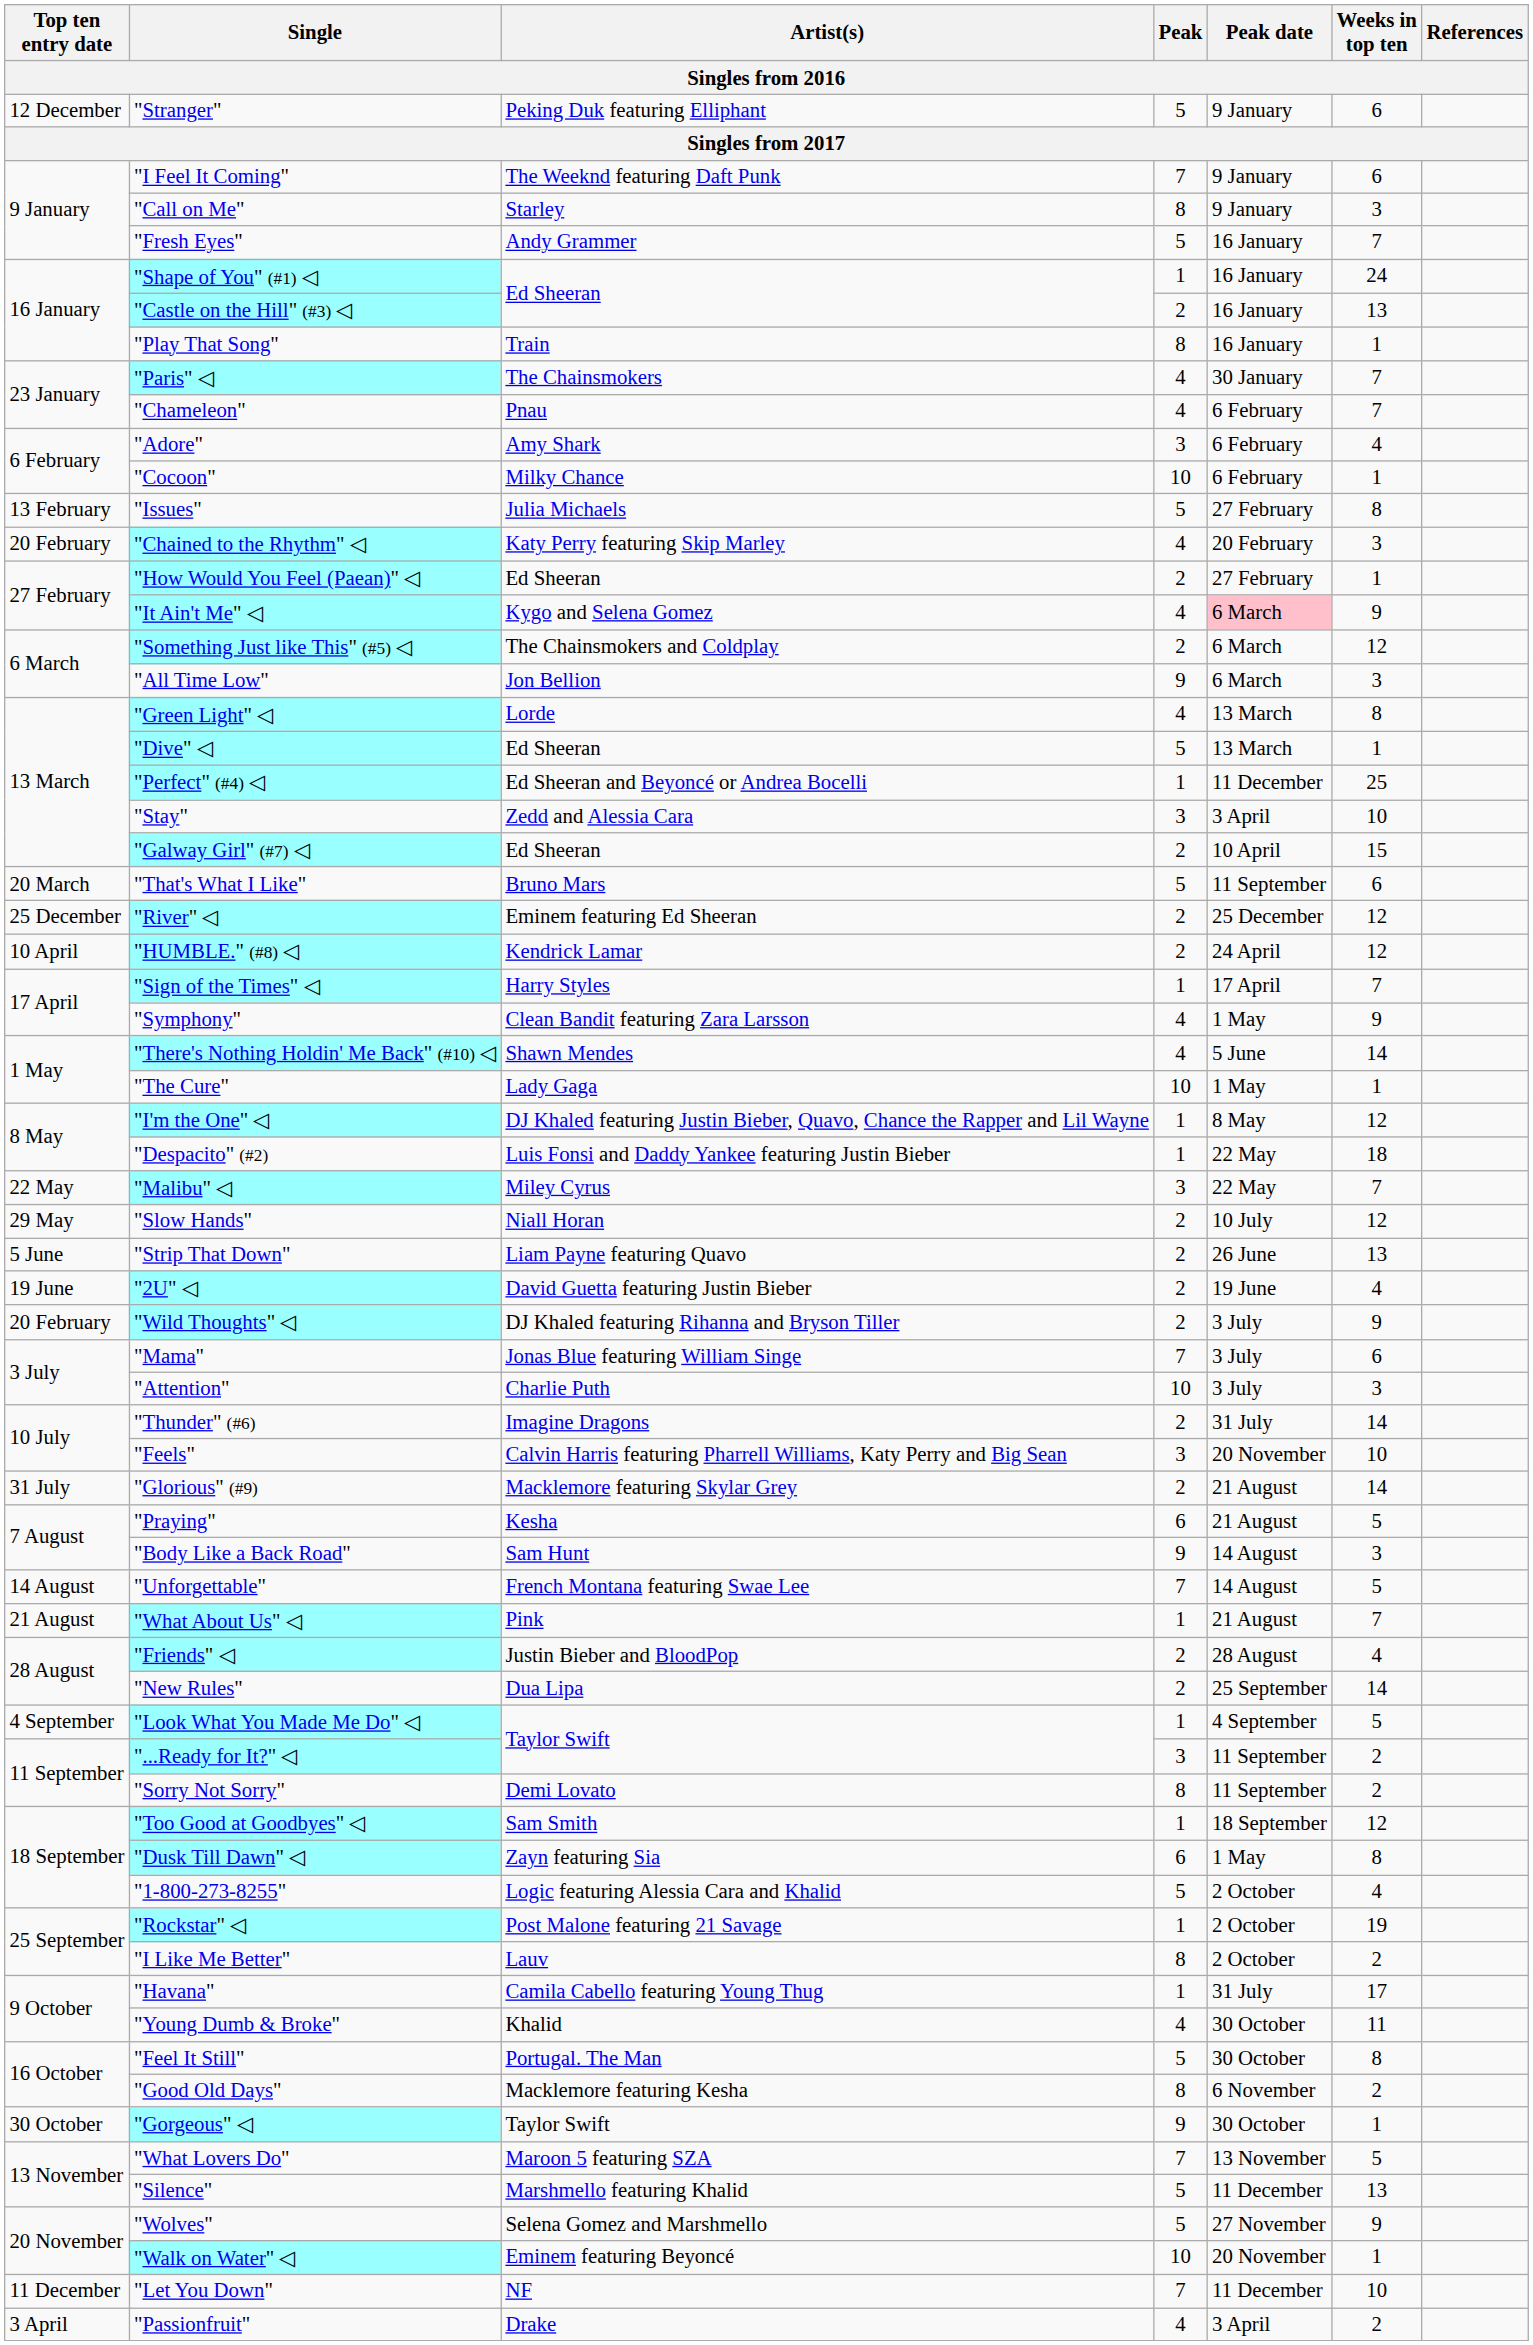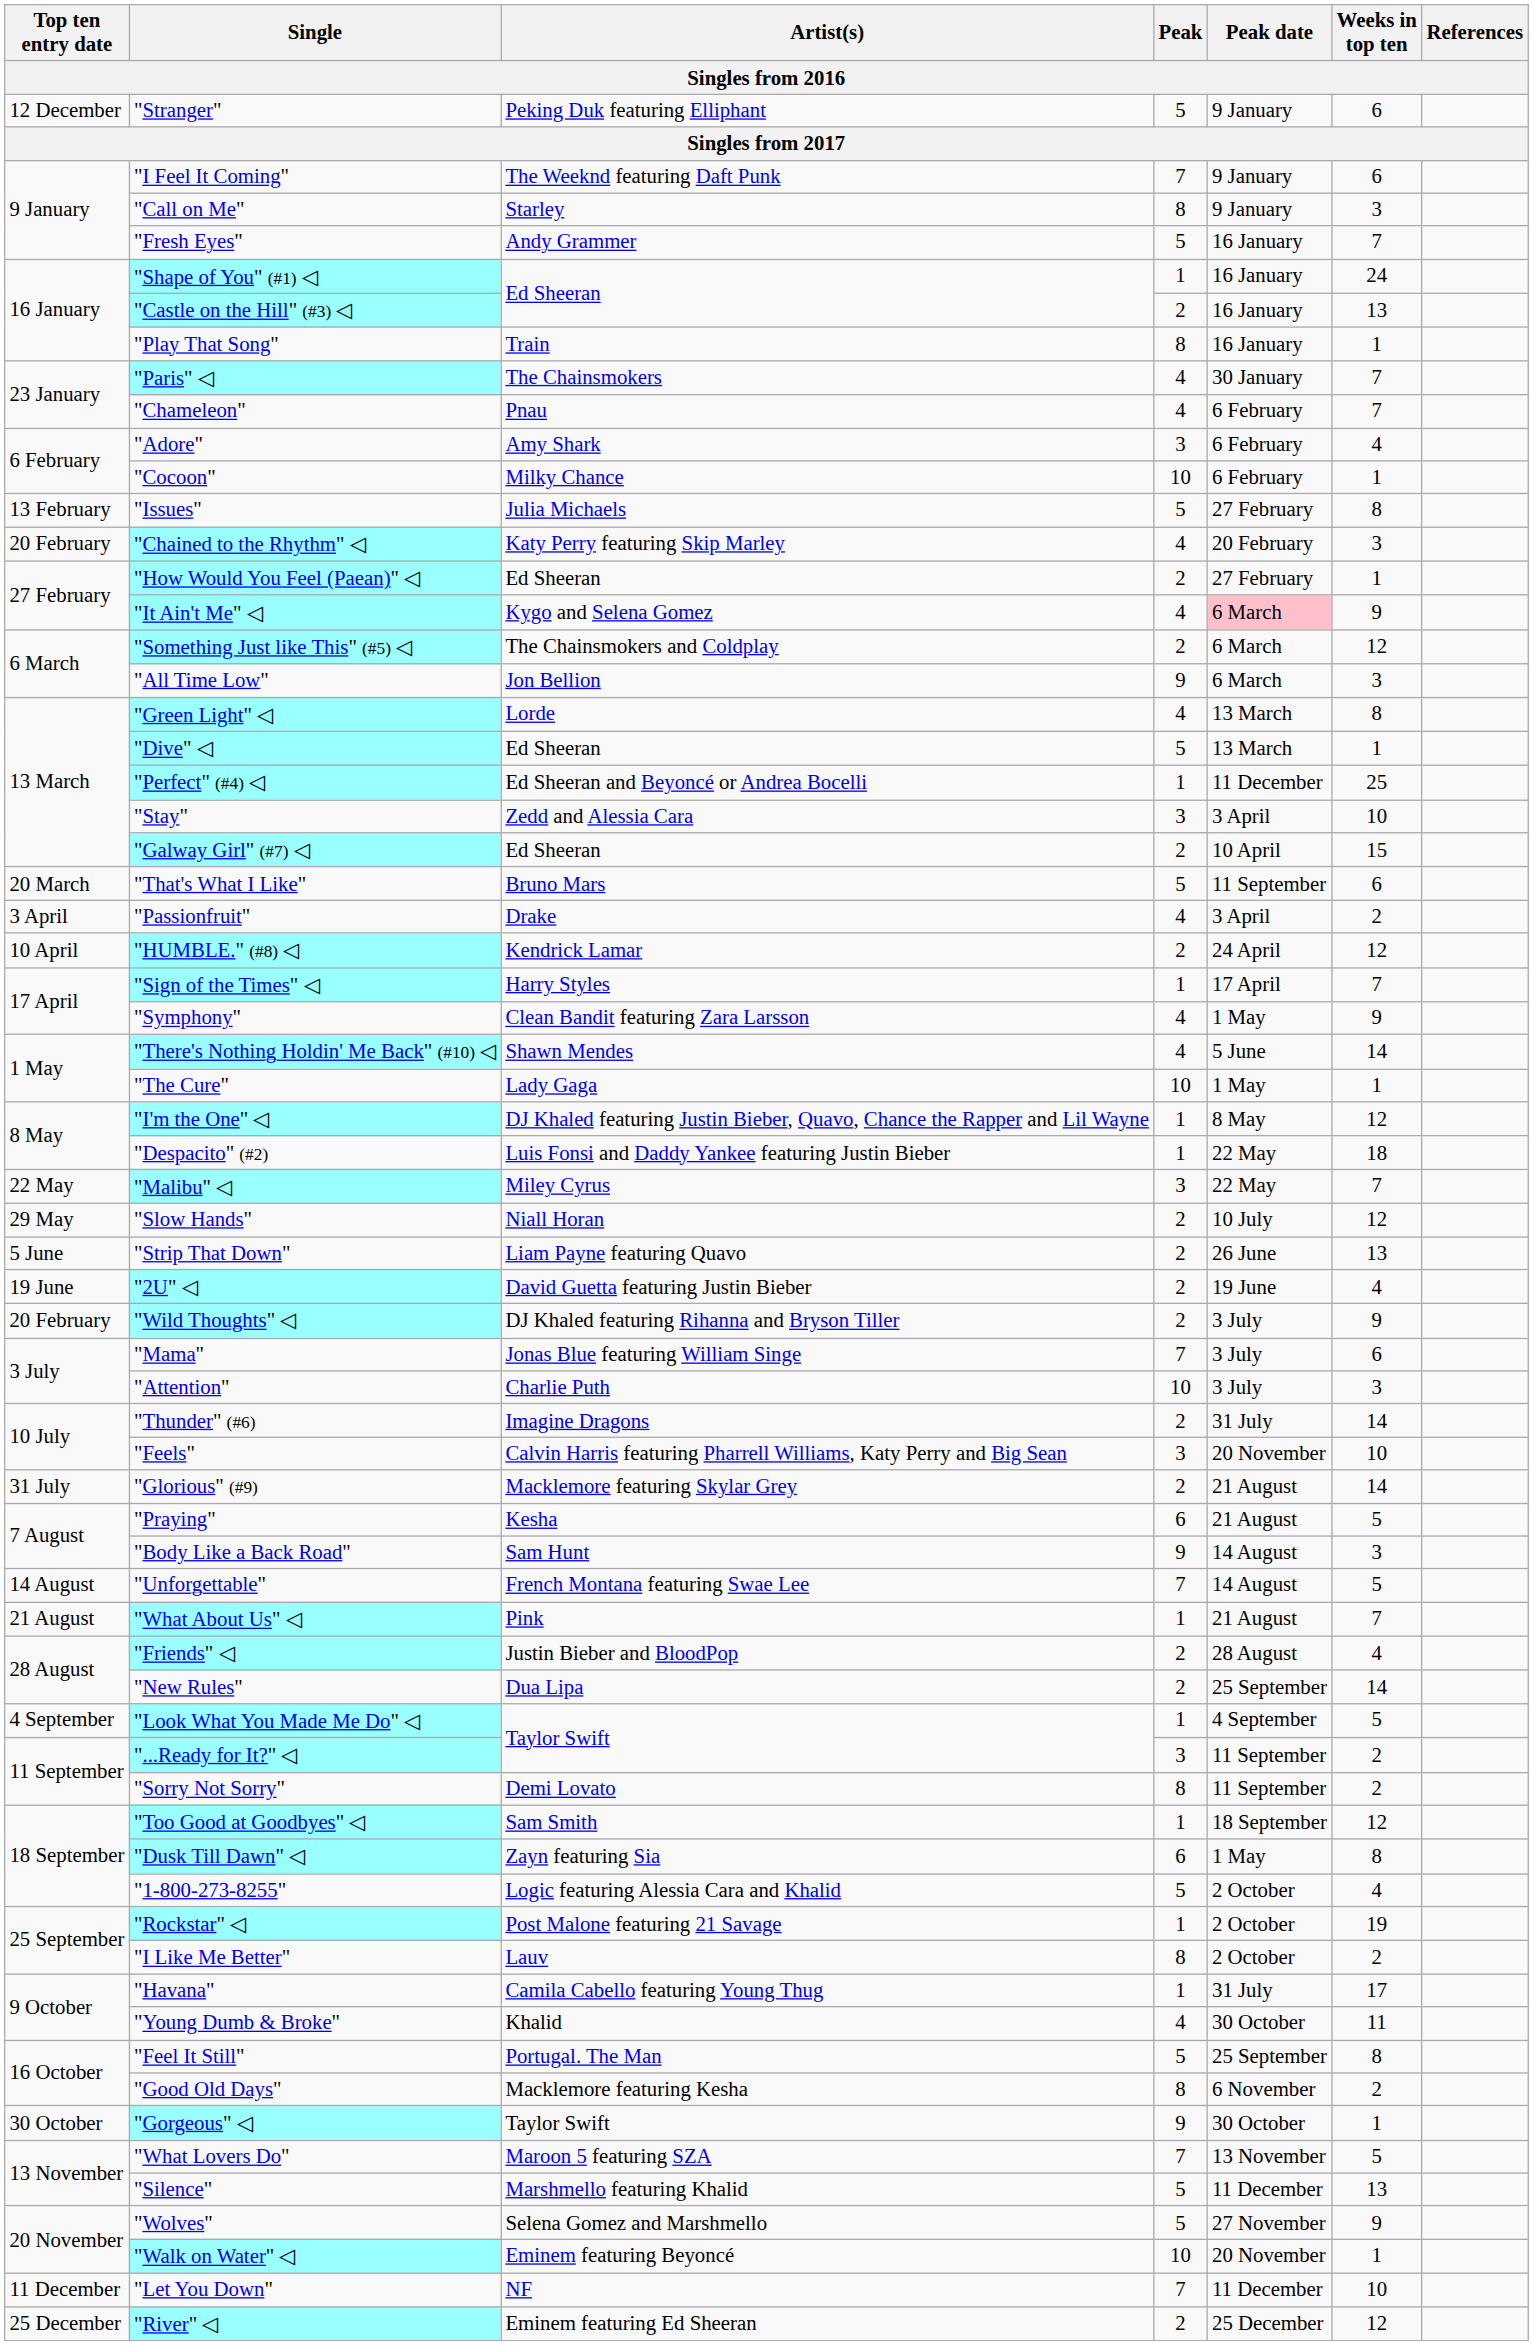rows swapped: (192, 2323) <-> (176, 917)
(1258, 2057) 30 October -> (1269, 2056) 25 September
